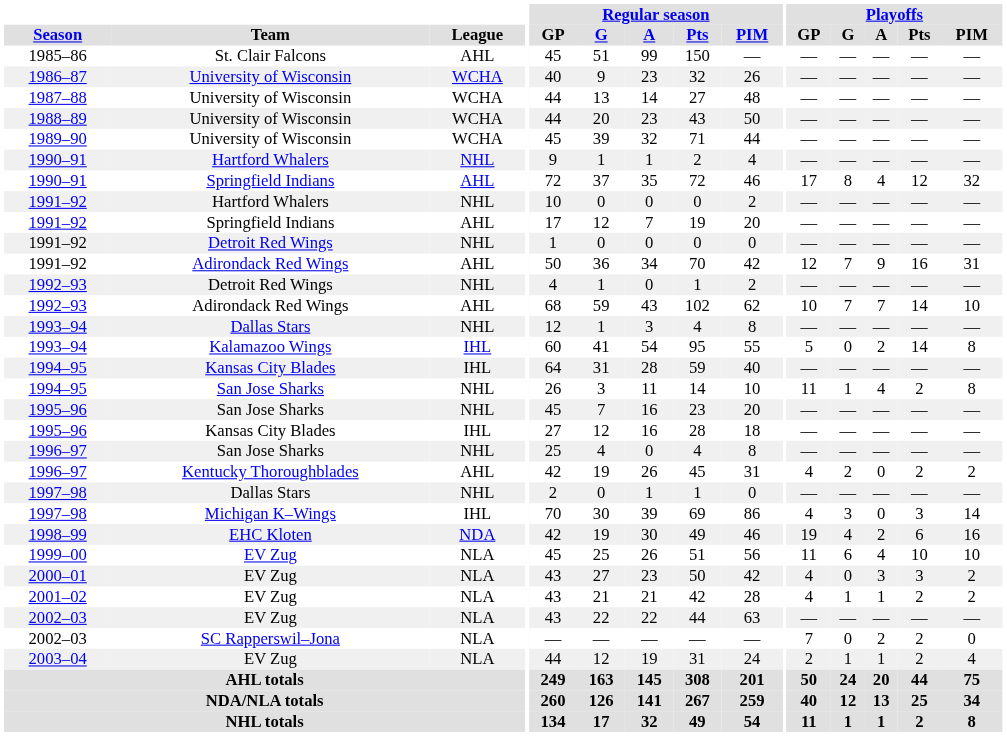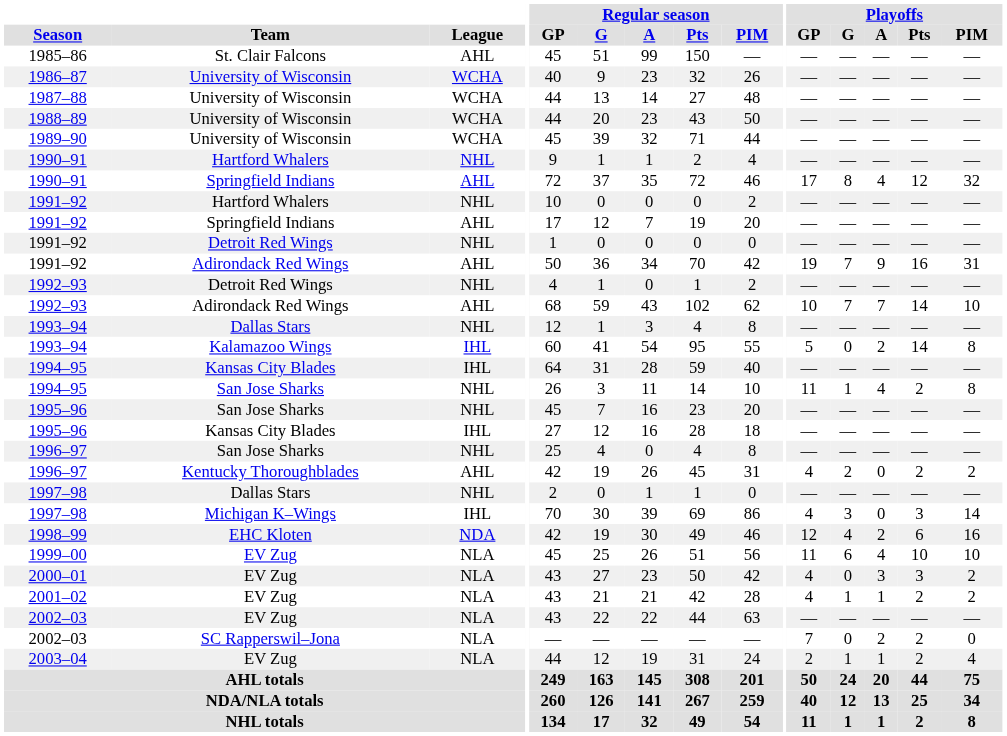(809, 263) 12 -> (809, 263) 19
(809, 534) 19 -> (809, 534) 12
